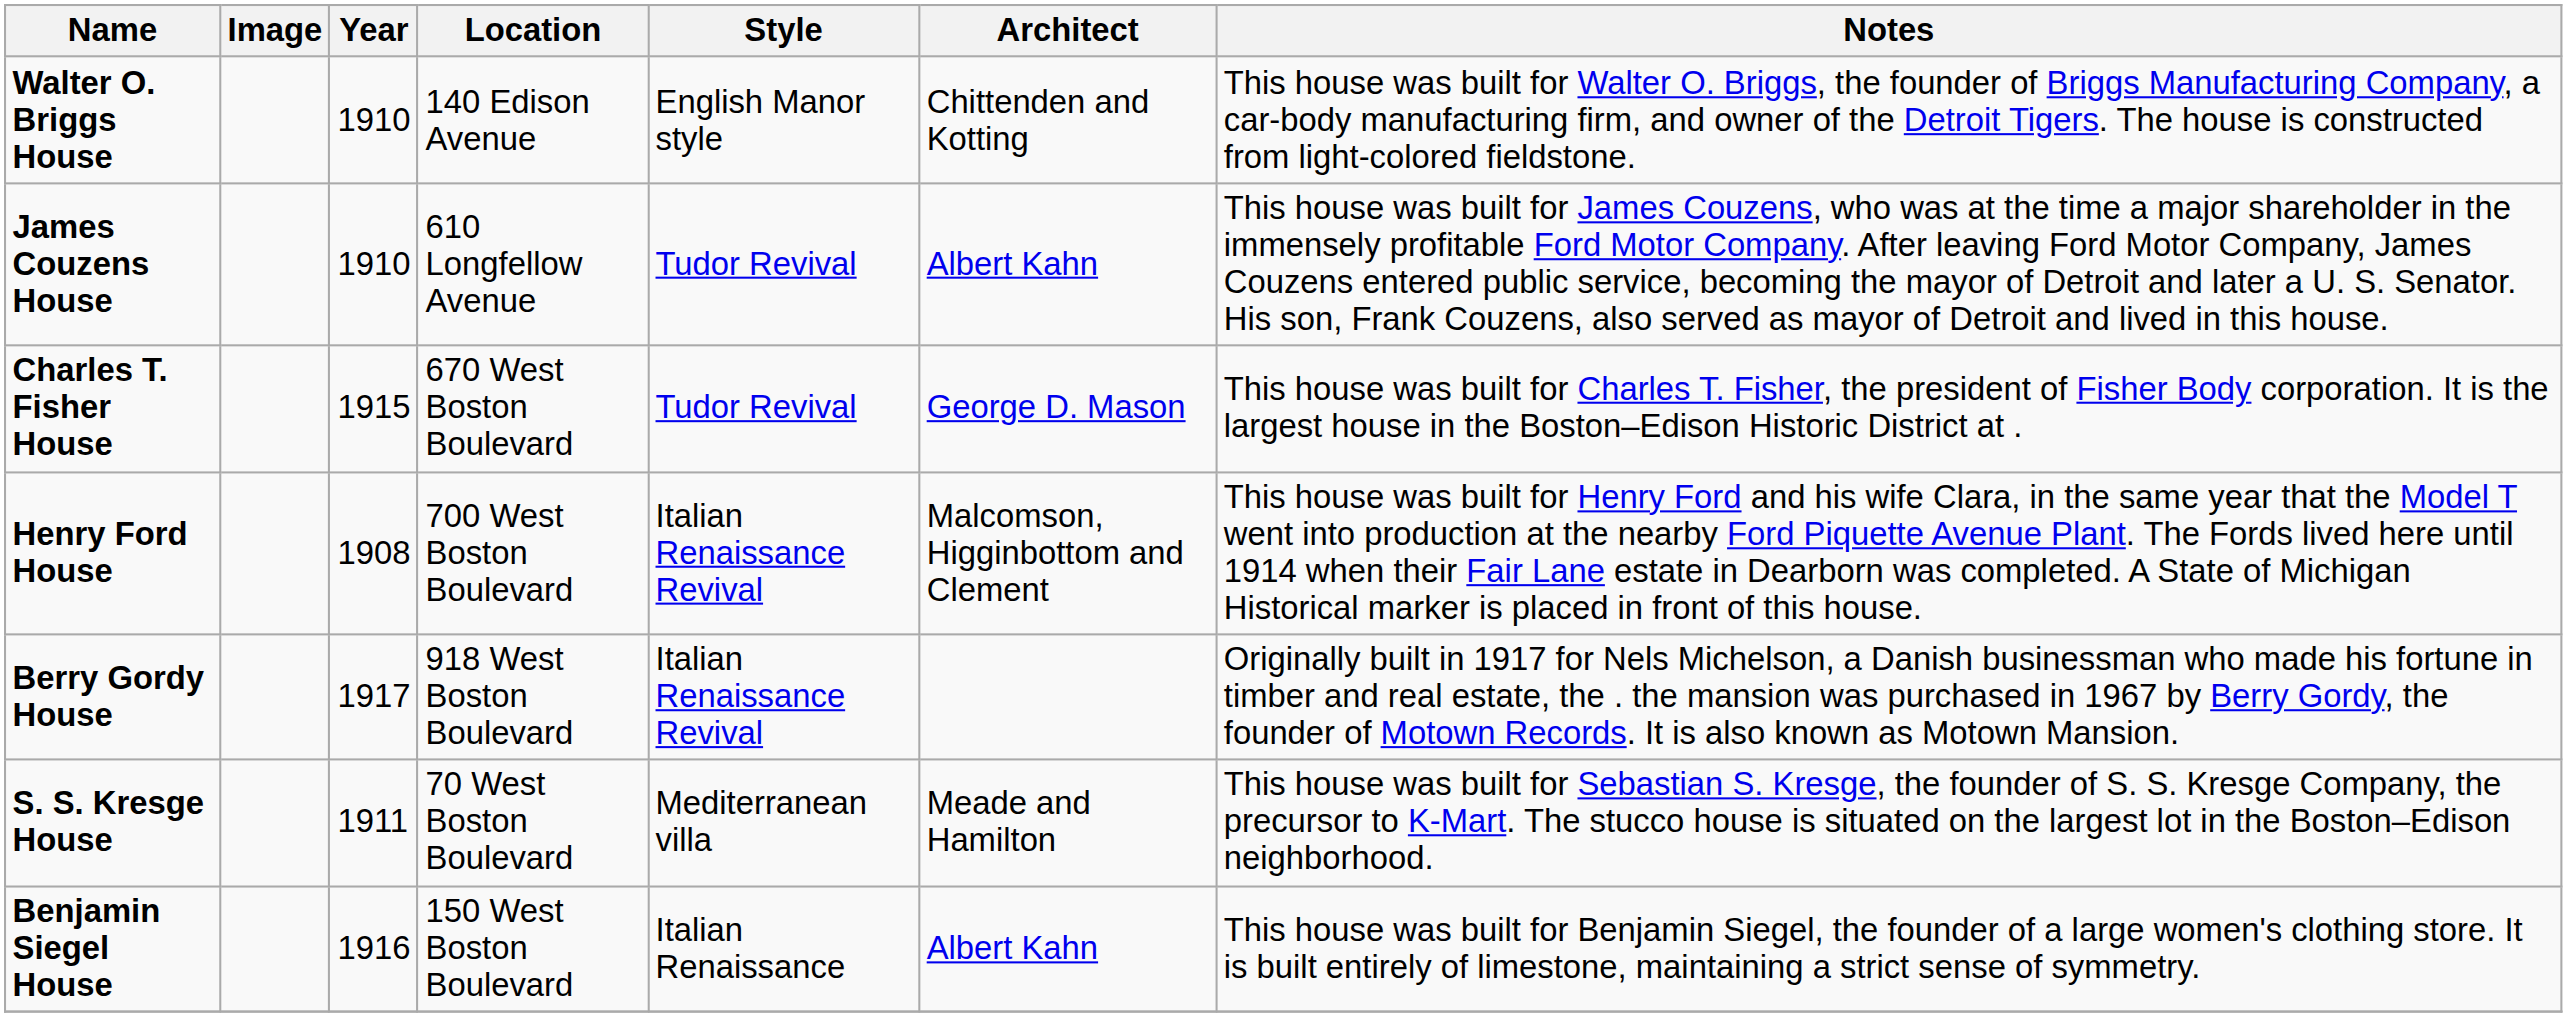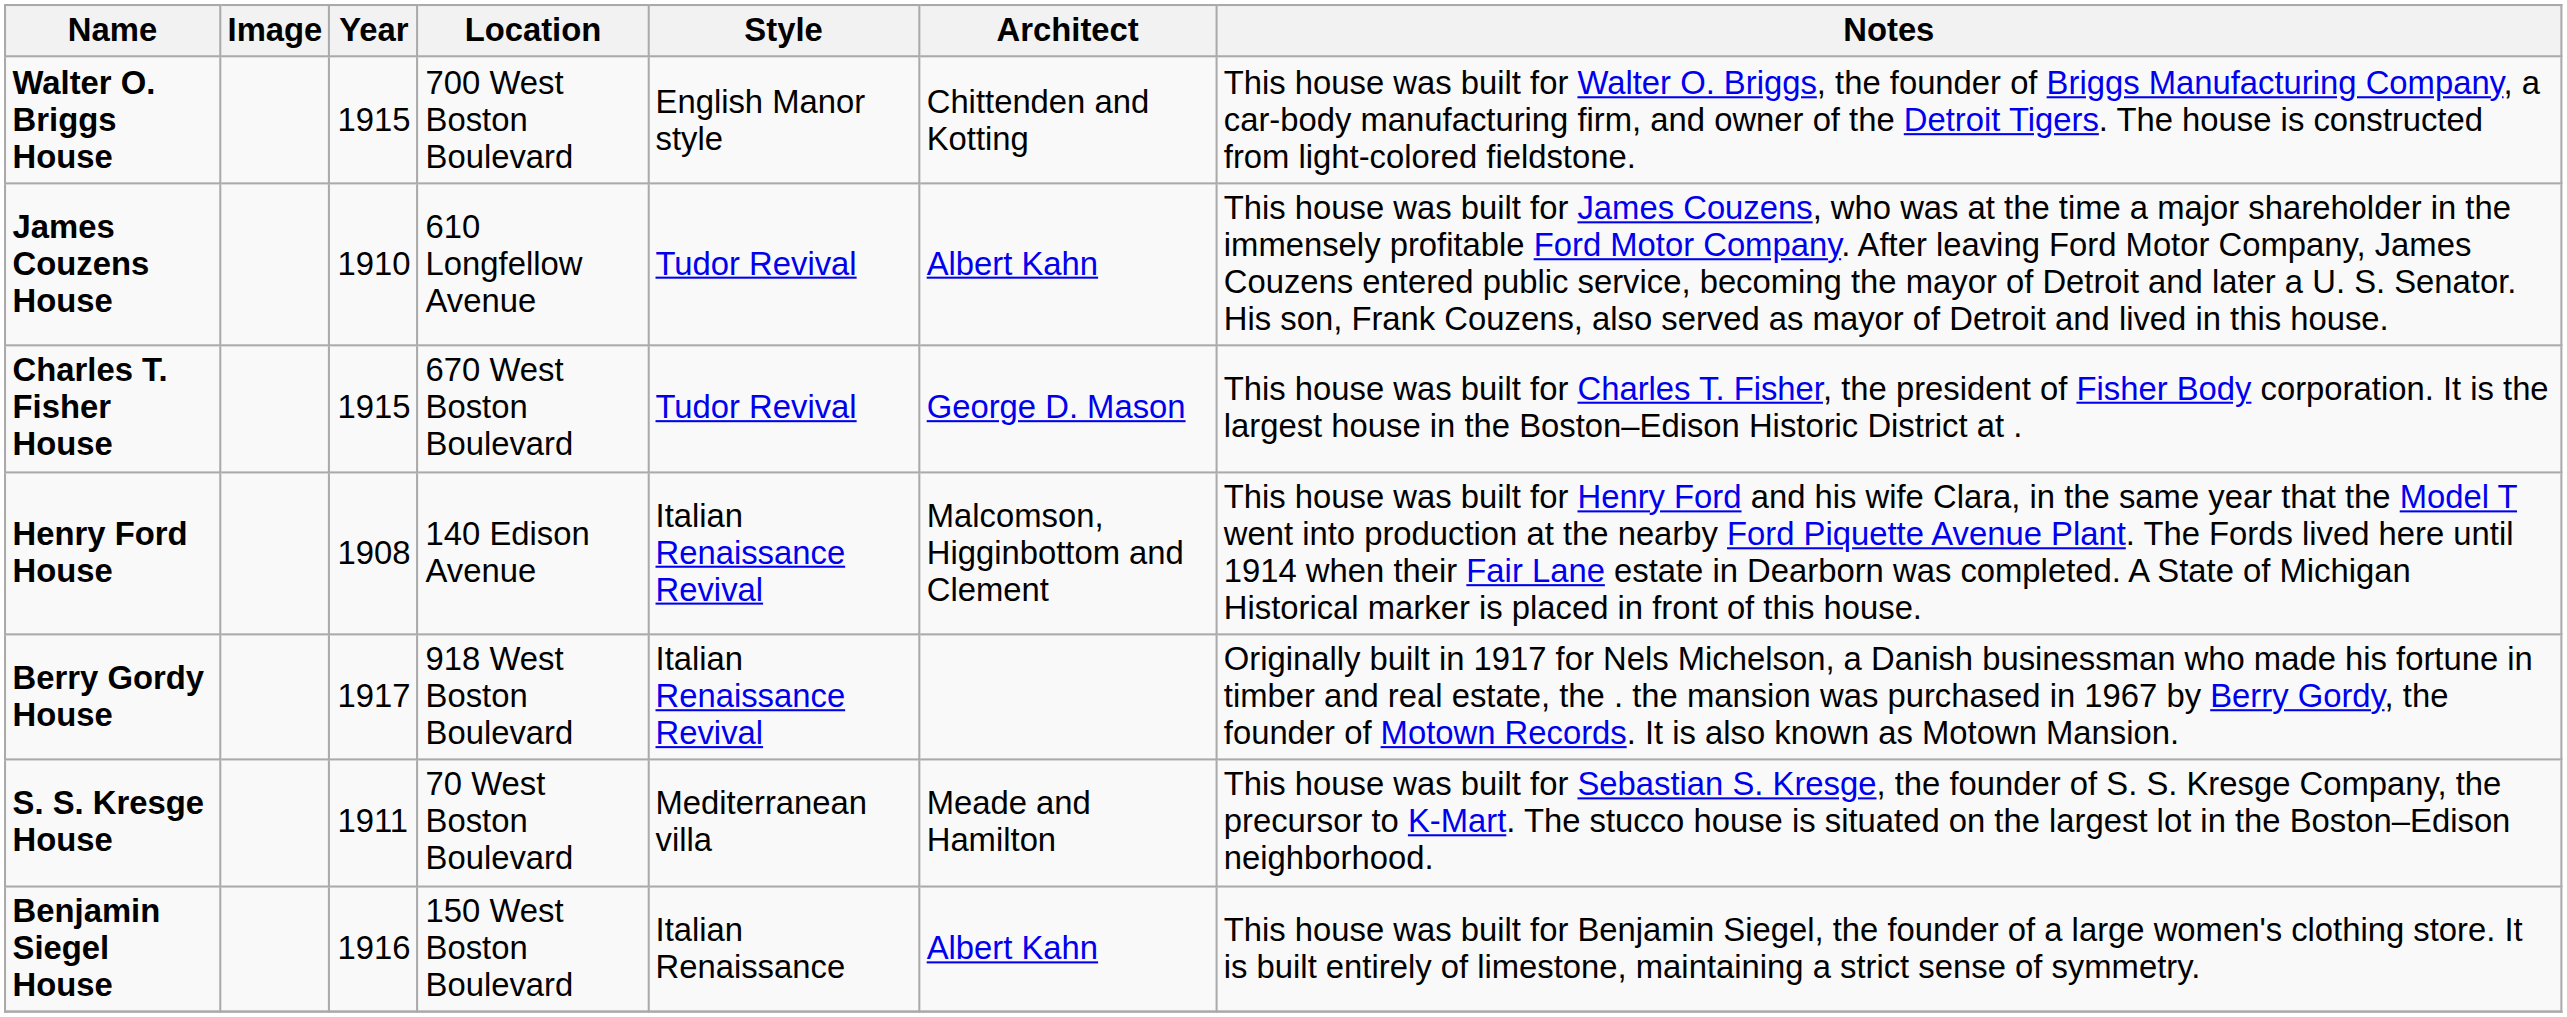(374, 119) 1910 -> (374, 119) 1915
(508, 119) 140 Edison Avenue -> (499, 119) 700 West Boston Boulevard
(499, 552) 700 West Boston Boulevard -> (508, 552) 140 Edison Avenue
